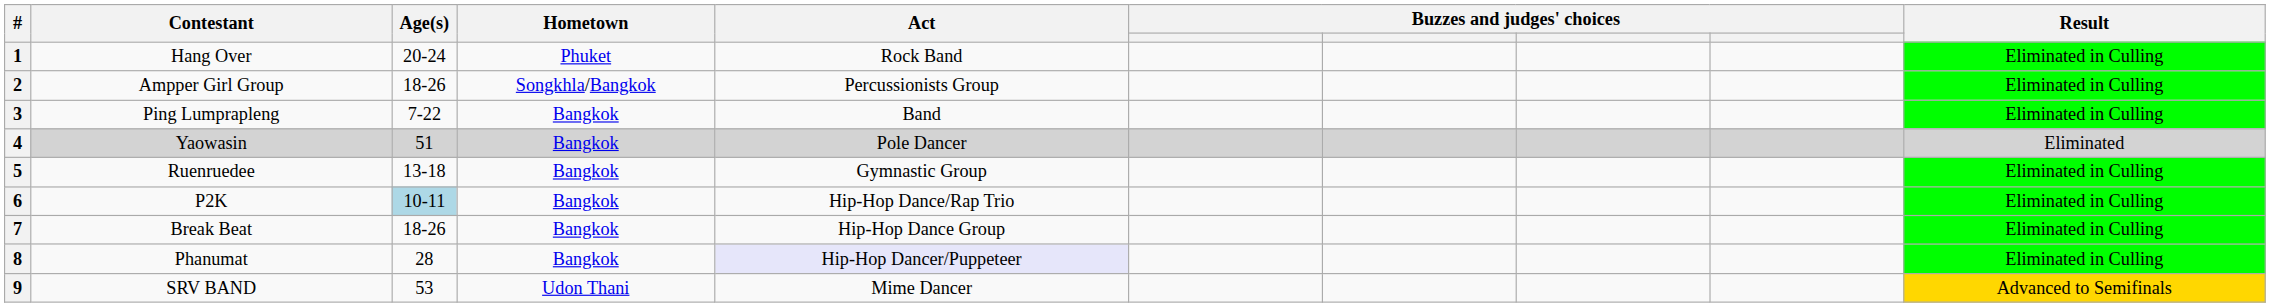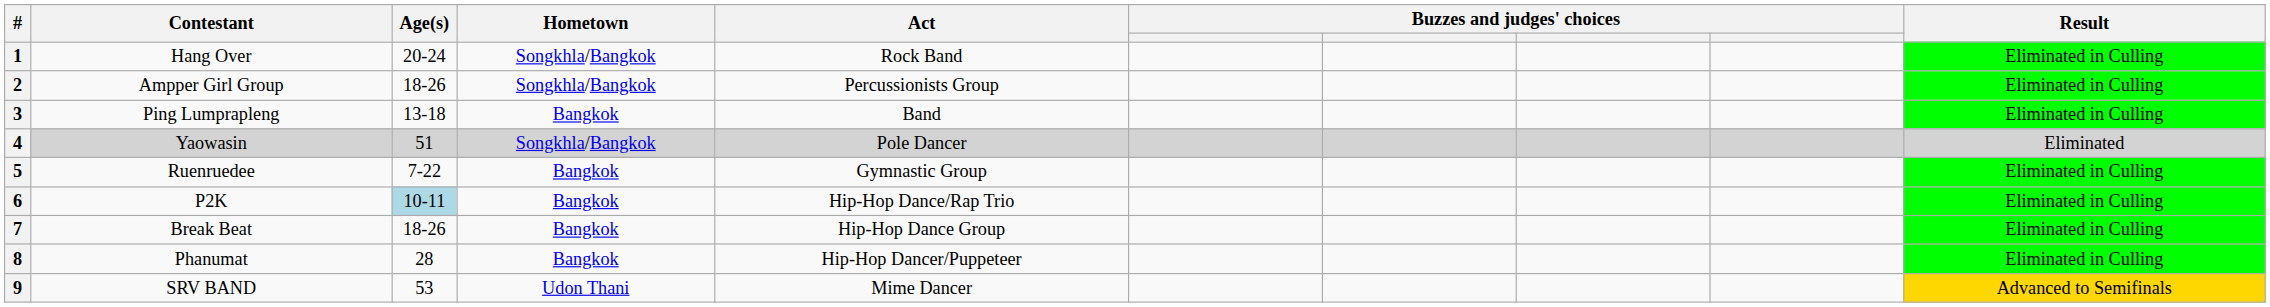(586, 56) Phuket -> (586, 56) Songkhla/Bangkok
(424, 114) 7-22 -> (424, 114) 13-18
(586, 143) Bangkok -> (586, 143) Songkhla/Bangkok
(424, 172) 13-18 -> (424, 172) 7-22
(922, 258) lavender background -> (922, 258) no background
